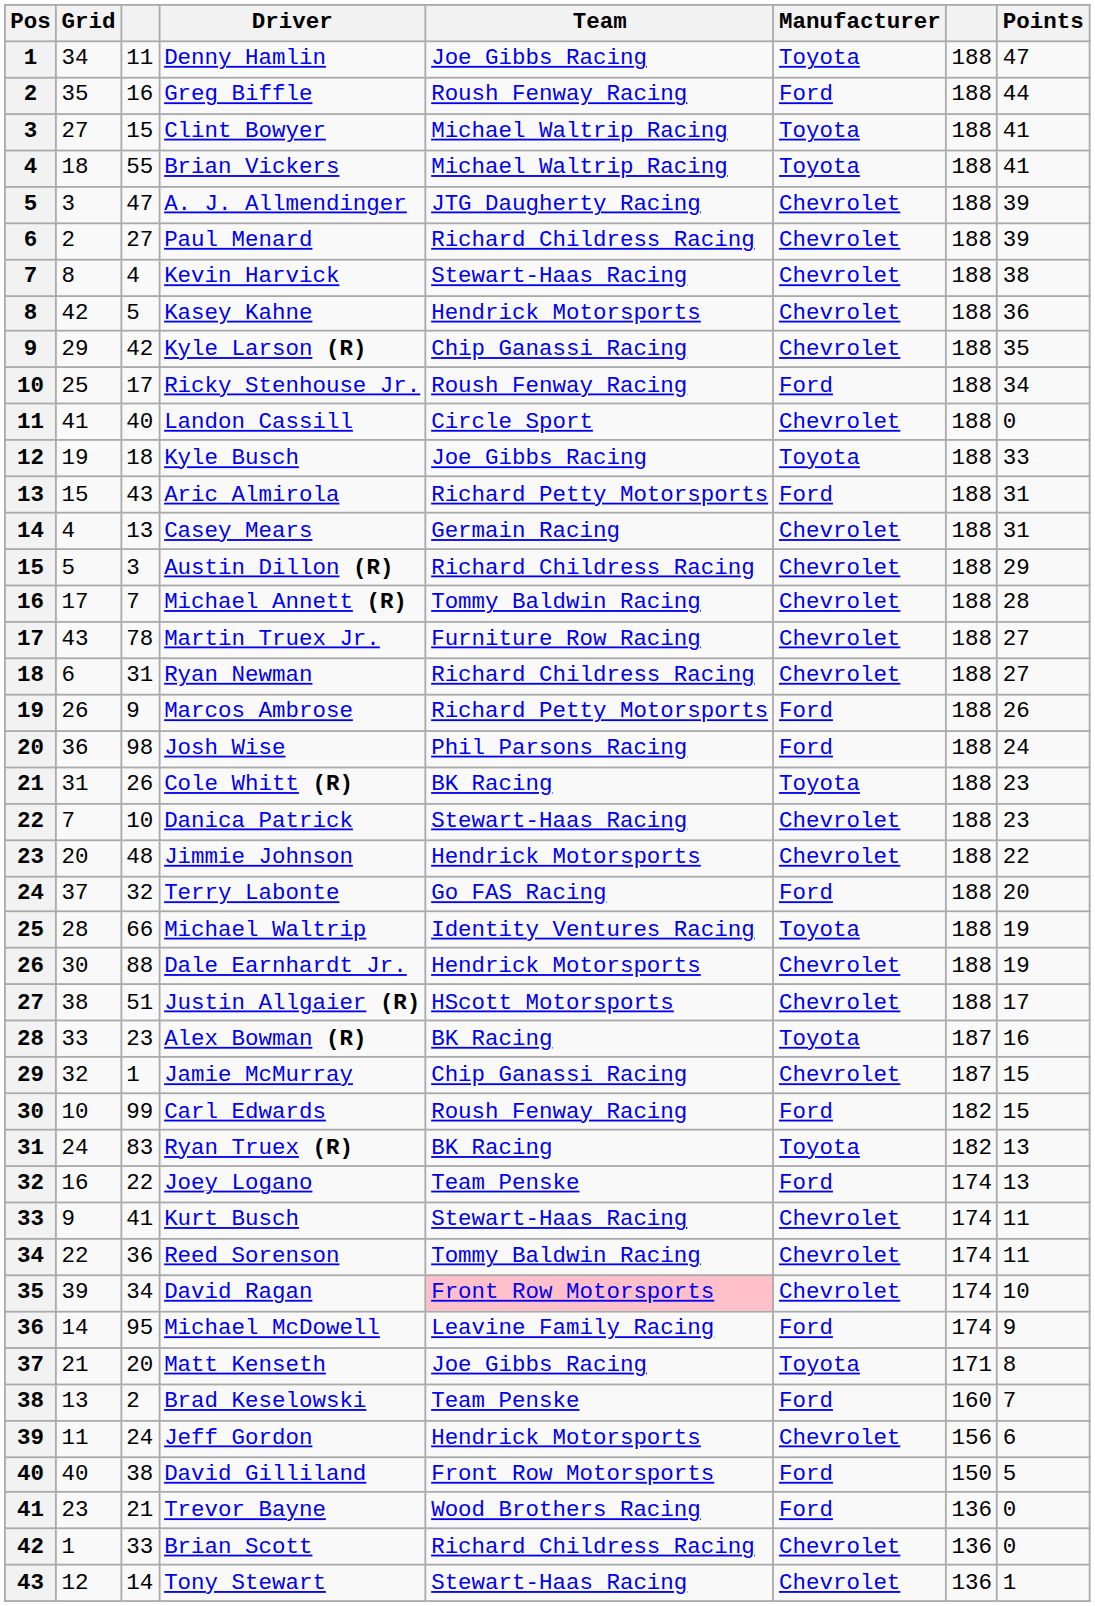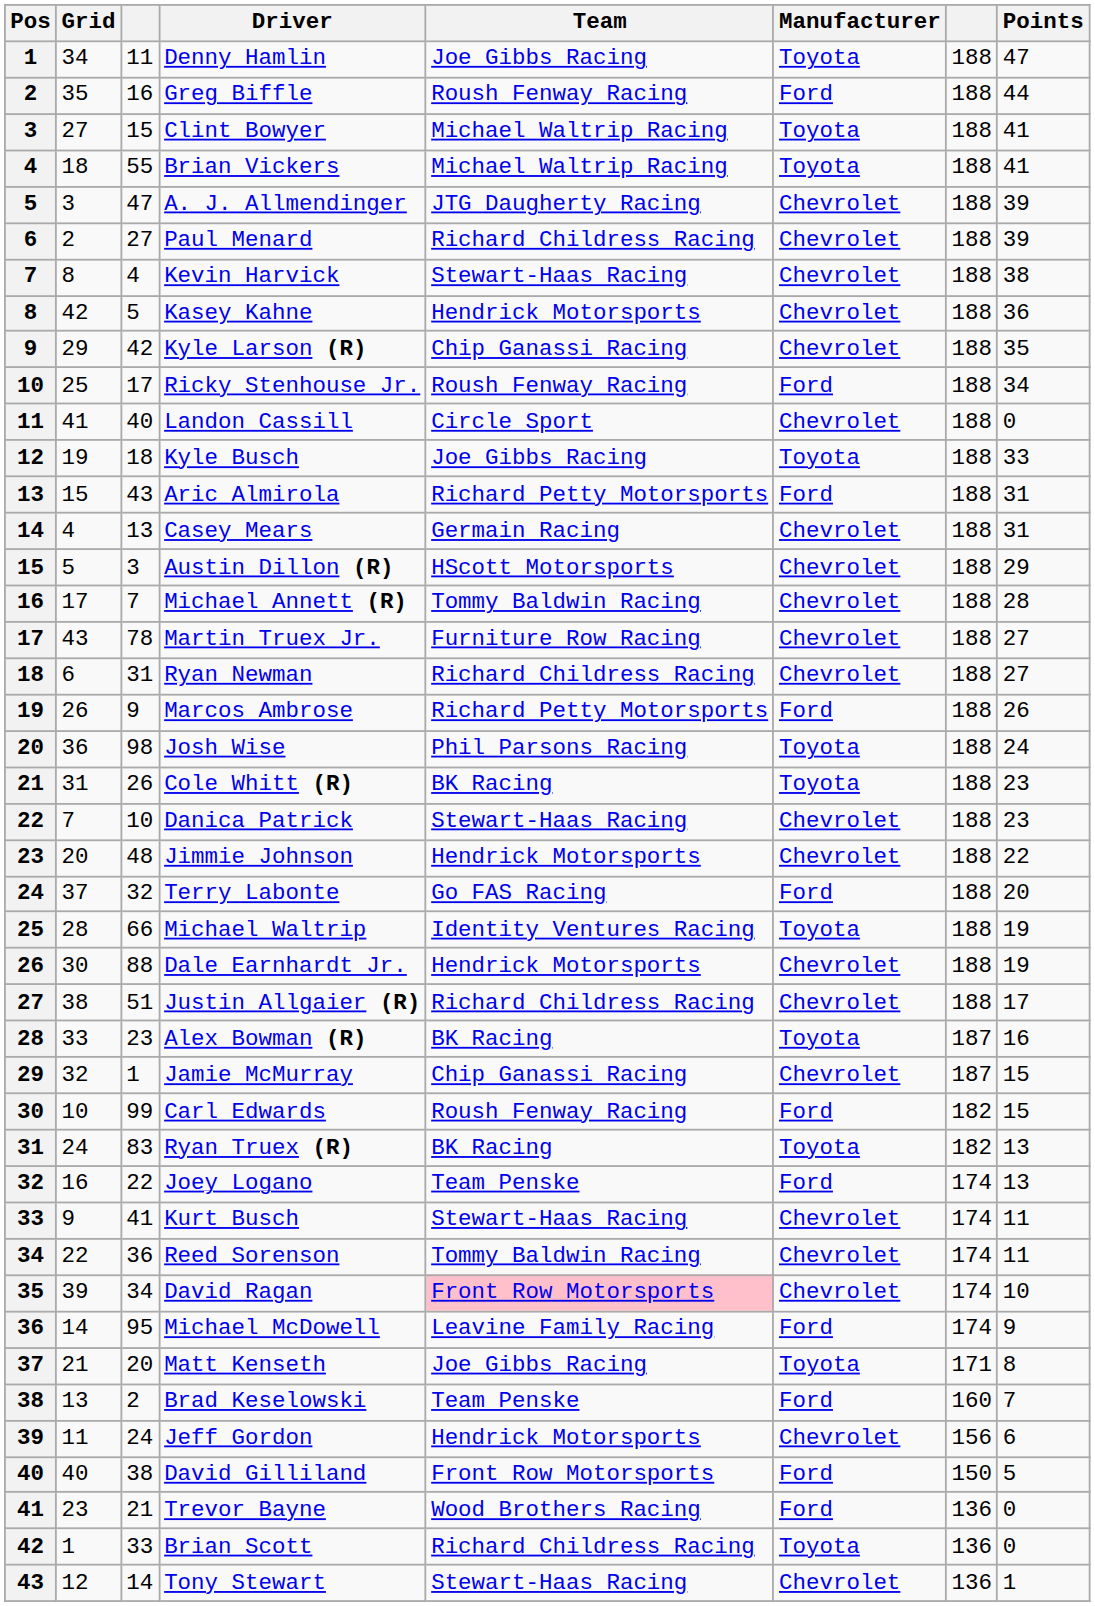(593, 568) Richard Childress Racing -> (553, 568) HScott Motorsports
(806, 749) Ford -> (819, 749) Toyota
(553, 1003) HScott Motorsports -> (593, 1003) Richard Childress Racing
(840, 1547) Chevrolet -> (819, 1547) Toyota
